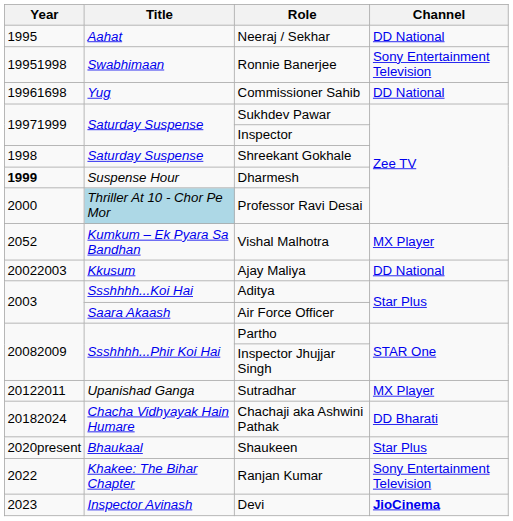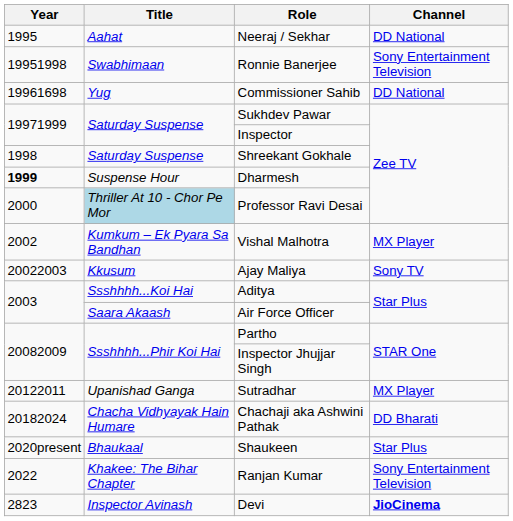(22, 241) 2052 -> (22, 241) 2002
(409, 270) DD National -> (398, 270) Sony TV
(22, 504) 2023 -> (22, 504) 2823
